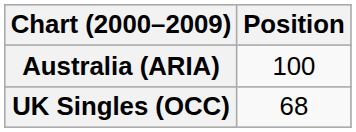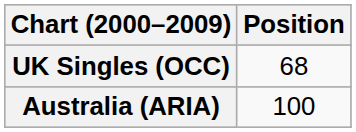rows swapped: (121, 65) <-> (121, 106)
